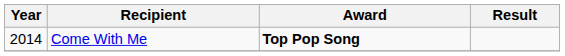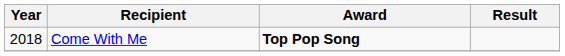(26, 39) 2014 -> (26, 39) 2018
